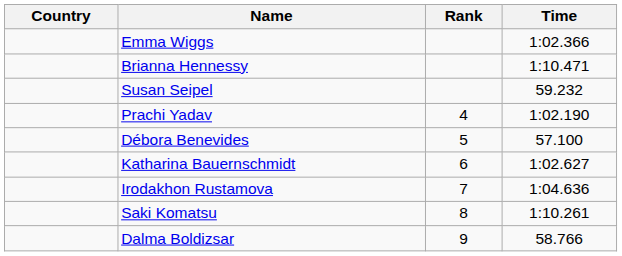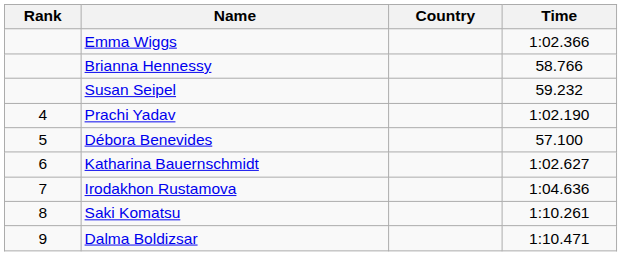columns swapped: (464, 16) <-> (61, 16)
(559, 66) 1:10.471 -> (559, 66) 58.766
(559, 238) 58.766 -> (559, 238) 1:10.471
